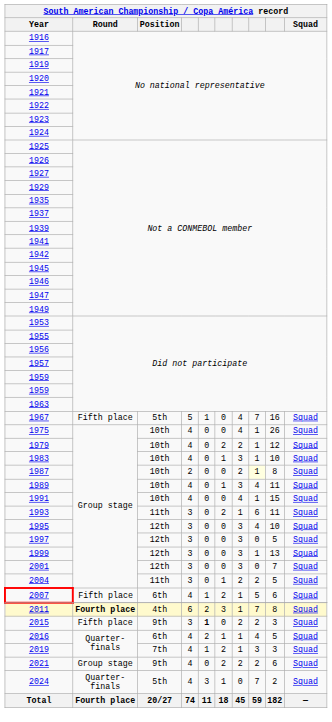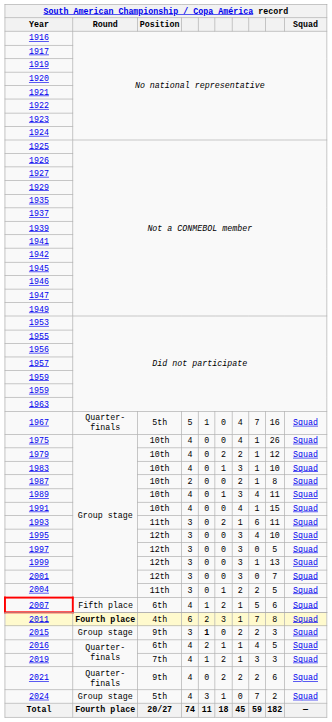(105, 418) Fifth place -> (105, 423) Quarter-finals
(257, 472) lightyellow background -> (257, 482) no background
(105, 623) Fifth place -> (105, 633) Group stage
(105, 664) Group stage -> (105, 678) Quarter-finals
(105, 682) Quarter-finals -> (105, 697) Group stage
